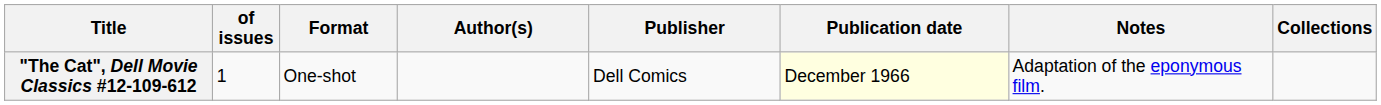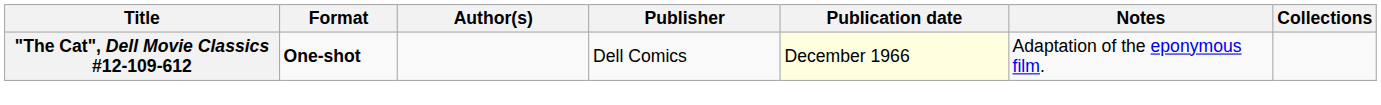- column: (246, 28)
(320, 76) normal -> (322, 56) bold
